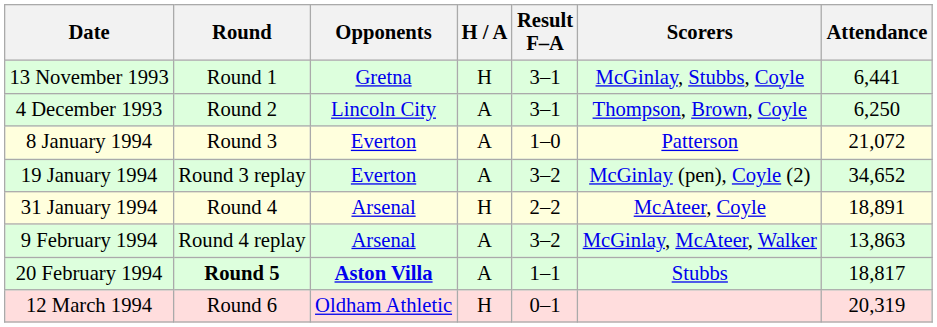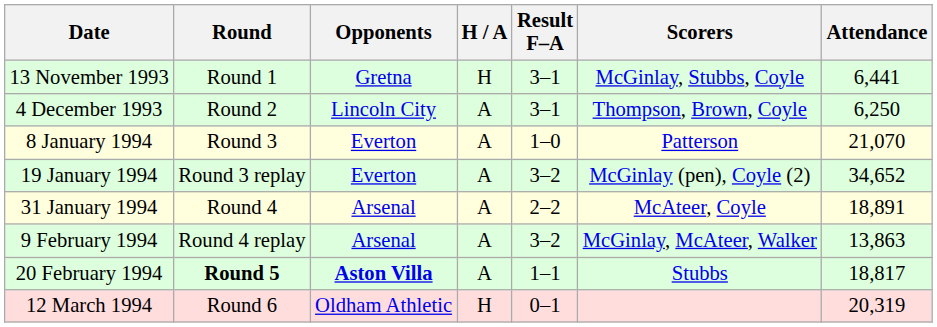(877, 142) 21,072 -> (877, 142) 21,070
(485, 207) H -> (485, 207) A
